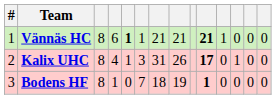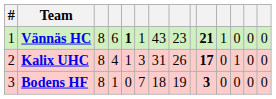(159, 37) 21 -> (159, 37) 43
(179, 37) 21 -> (179, 37) 23
(207, 82) 1 -> (207, 82) 3
